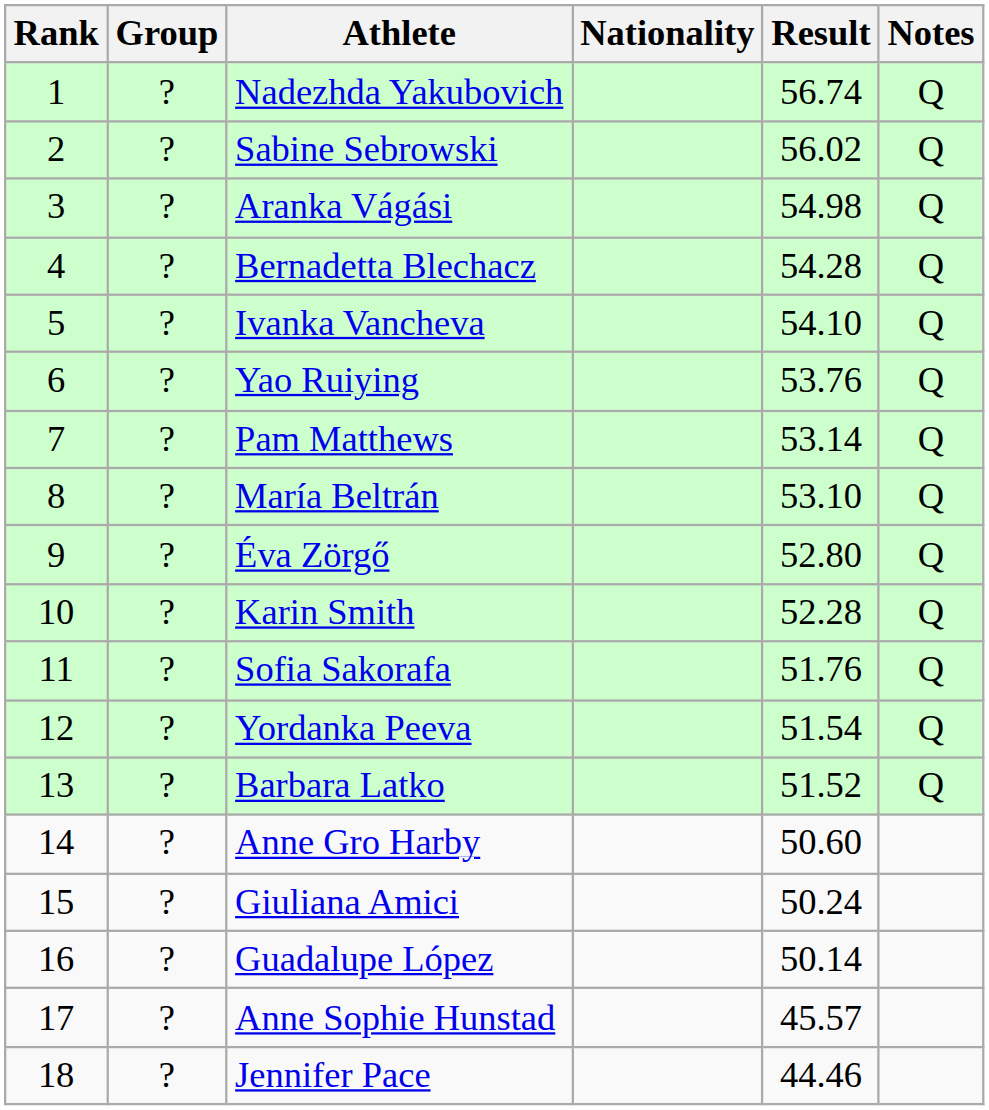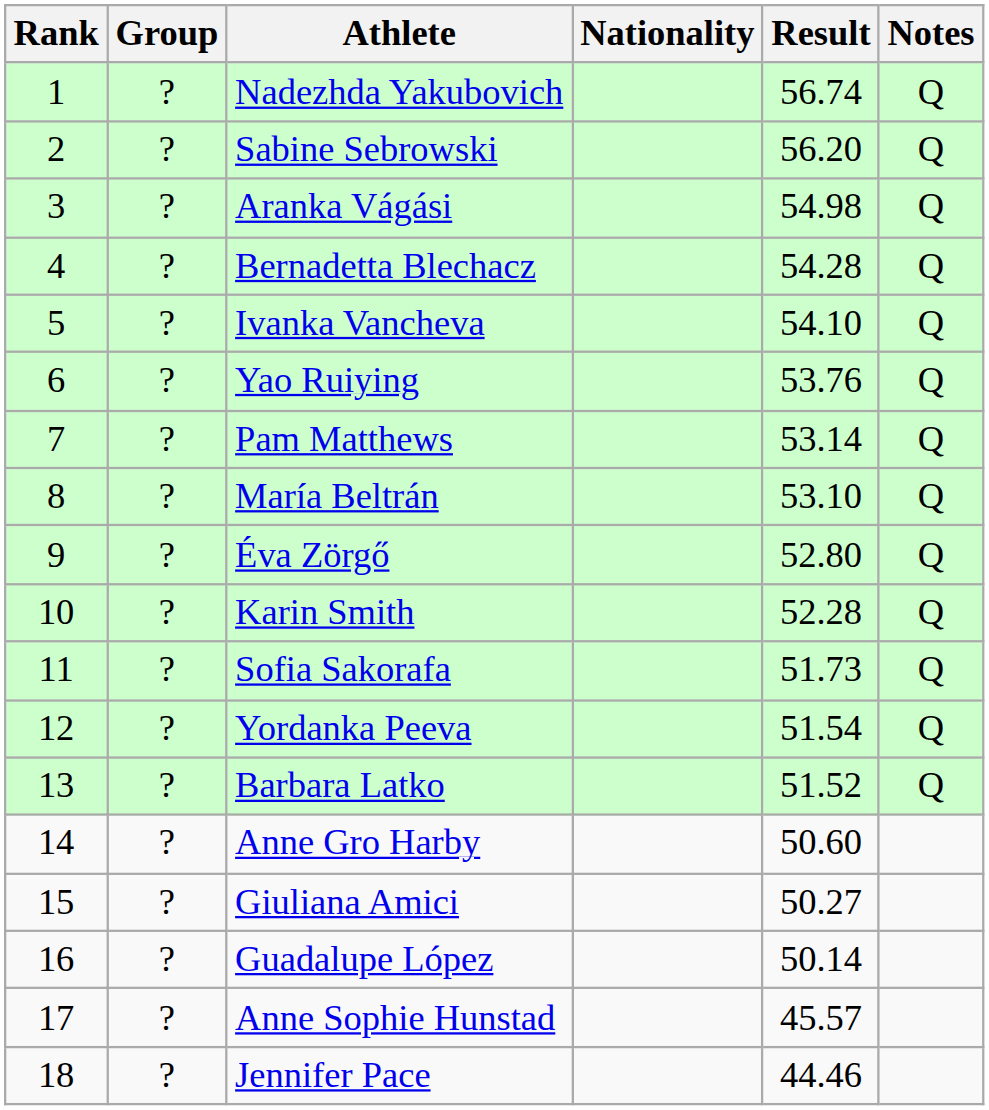(821, 149) 56.02 -> (821, 149) 56.20
(821, 669) 51.76 -> (821, 669) 51.73
(821, 901) 50.24 -> (821, 901) 50.27
